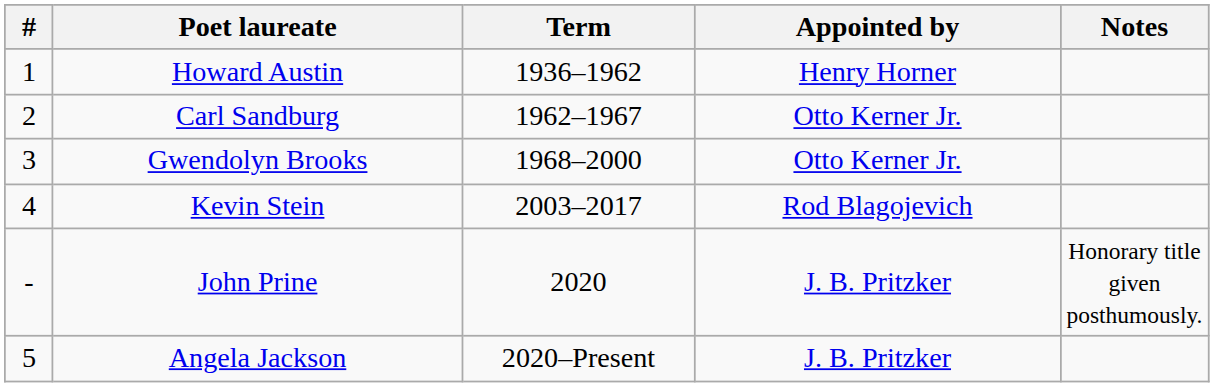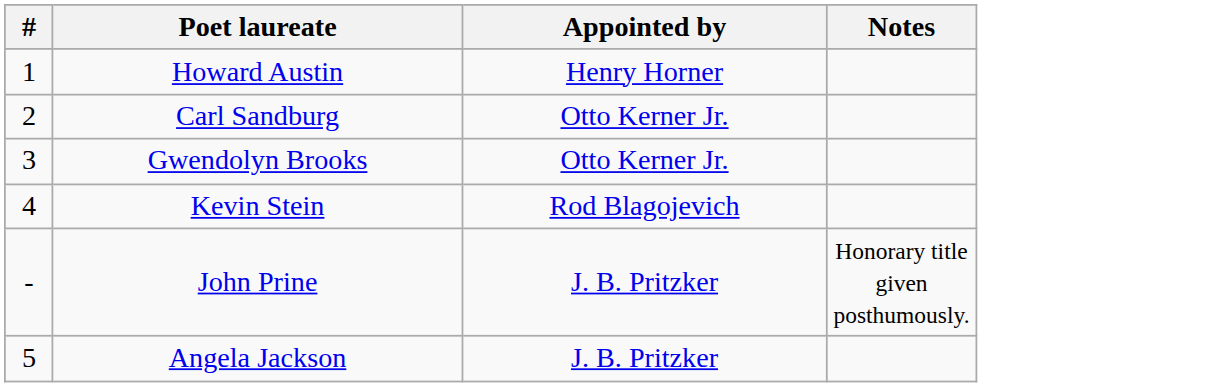- column: (579, 26)
